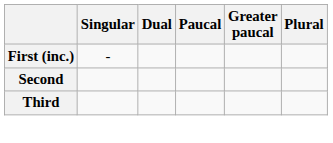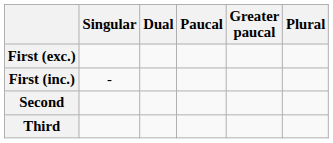+ row: (42, 56)
